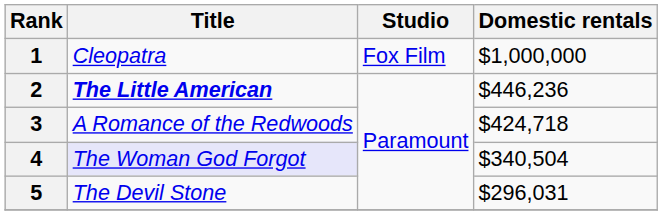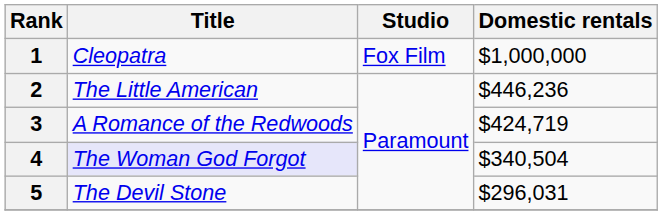(173, 90) bold -> (165, 90) normal
(523, 124) $424,718 -> (523, 124) $424,719
